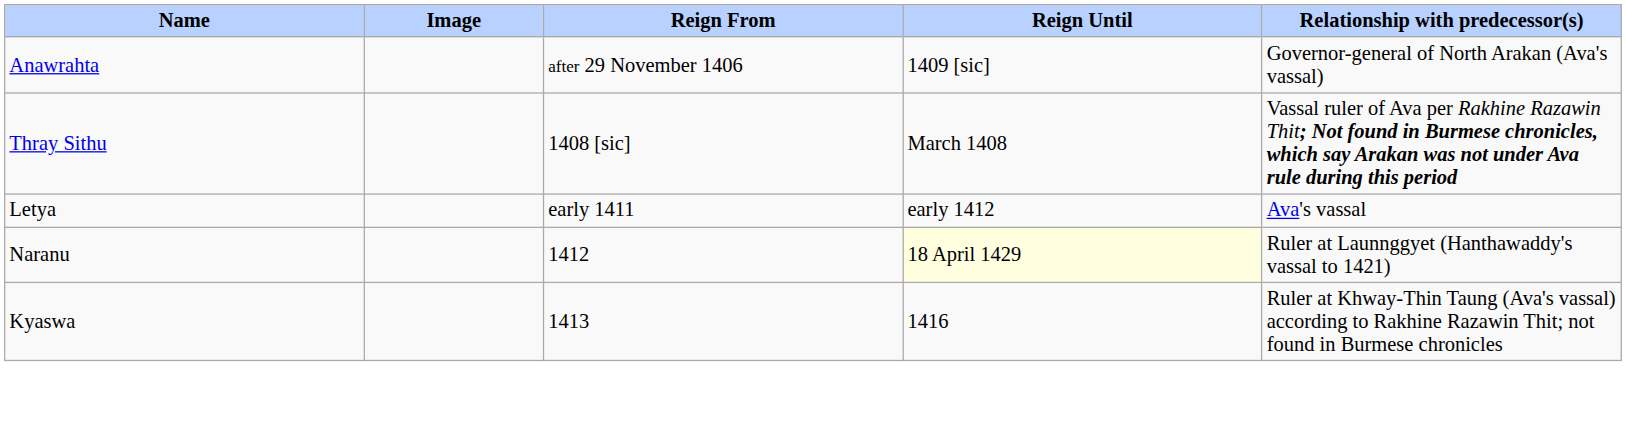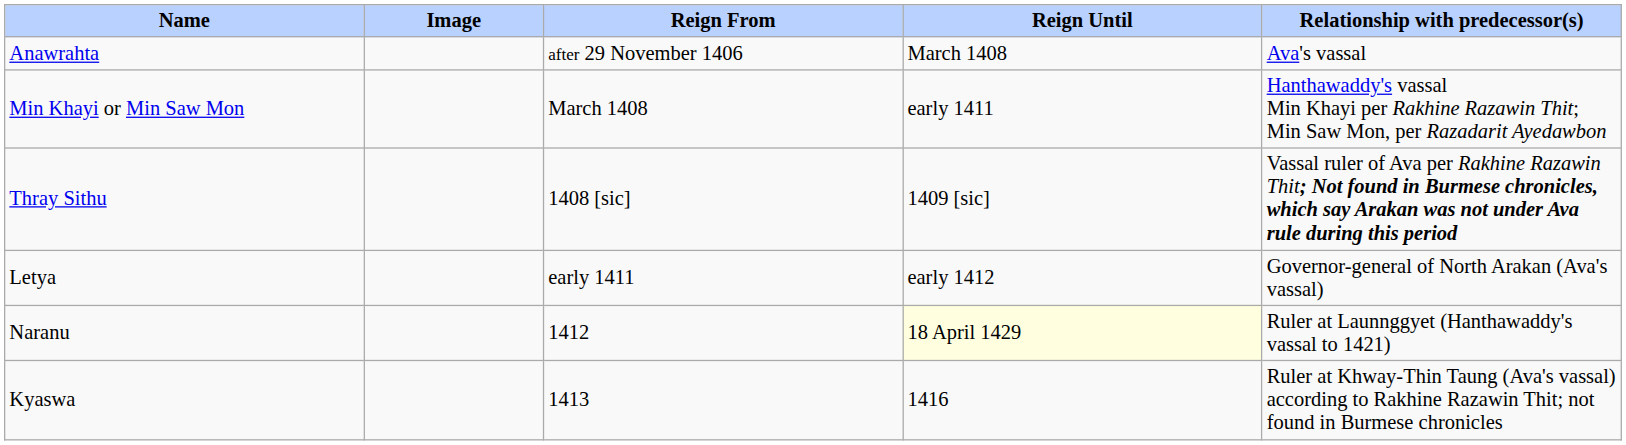(949, 64) 1409 [sic] -> (957, 53) March 1408
(1437, 64) Governor-general of North Arakan (Ava's vassal) -> (1316, 53) Ava's vassal
+ row: (127, 108)
(957, 143) March 1408 -> (949, 198) 1409 [sic]
(1316, 210) Ava's vassal -> (1437, 277) Governor-general of North Arakan (Ava's vassal)
